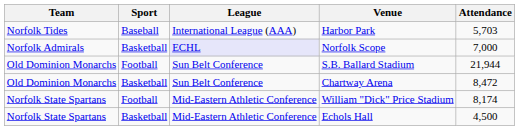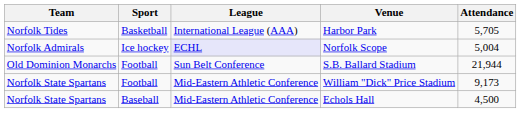(140, 30) Baseball -> (144, 30) Basketball
(485, 30) 5,703 -> (487, 30) 5,705
(144, 47) Basketball -> (145, 47) Ice hockey
(485, 47) 7,000 -> (487, 47) 5,004
- row: (357, 82)
(485, 99) 8,174 -> (487, 82) 9,173
(144, 116) Basketball -> (140, 99) Baseball
